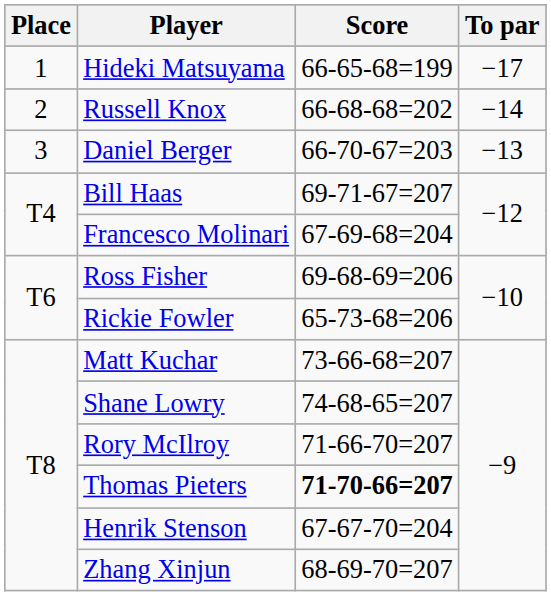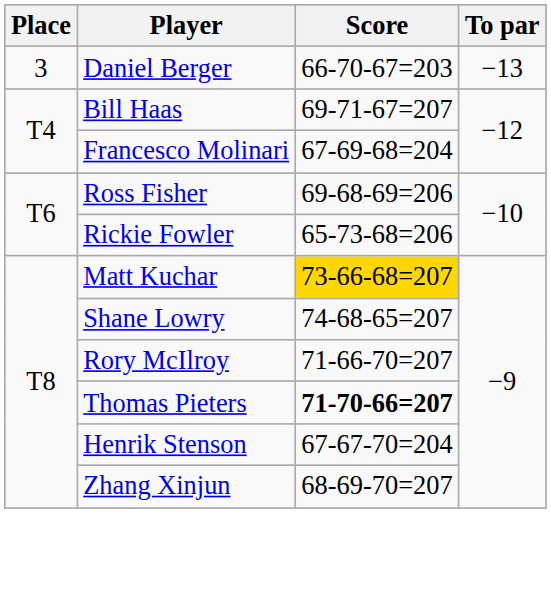- row: (184, 67)
- row: (155, 109)
(377, 360) no background -> (377, 276) gold background
